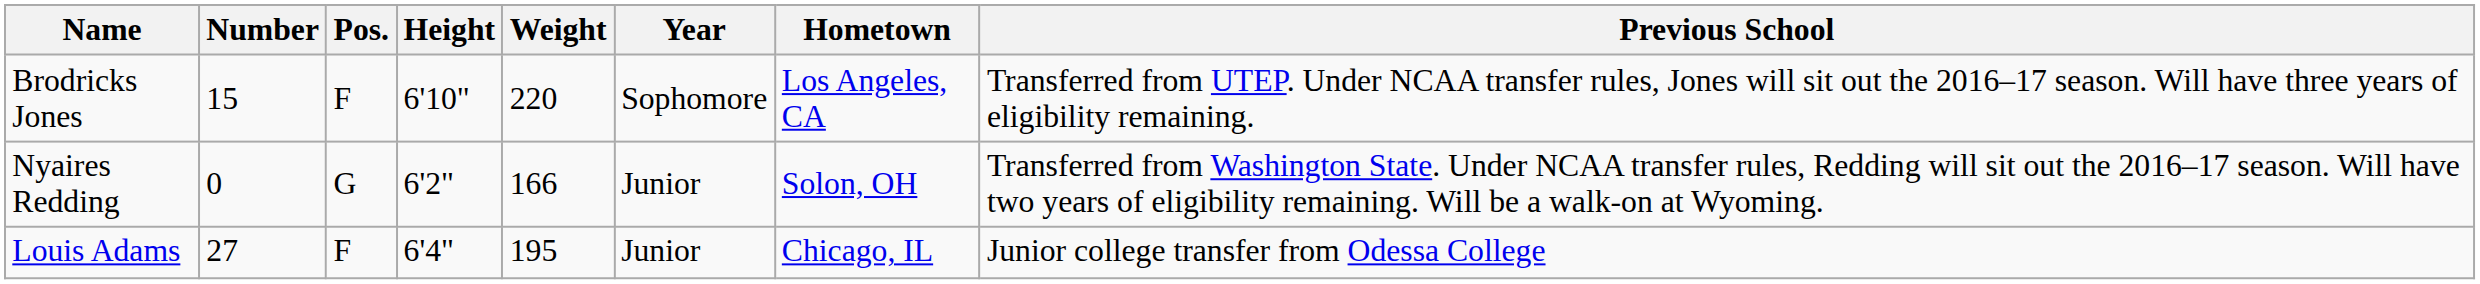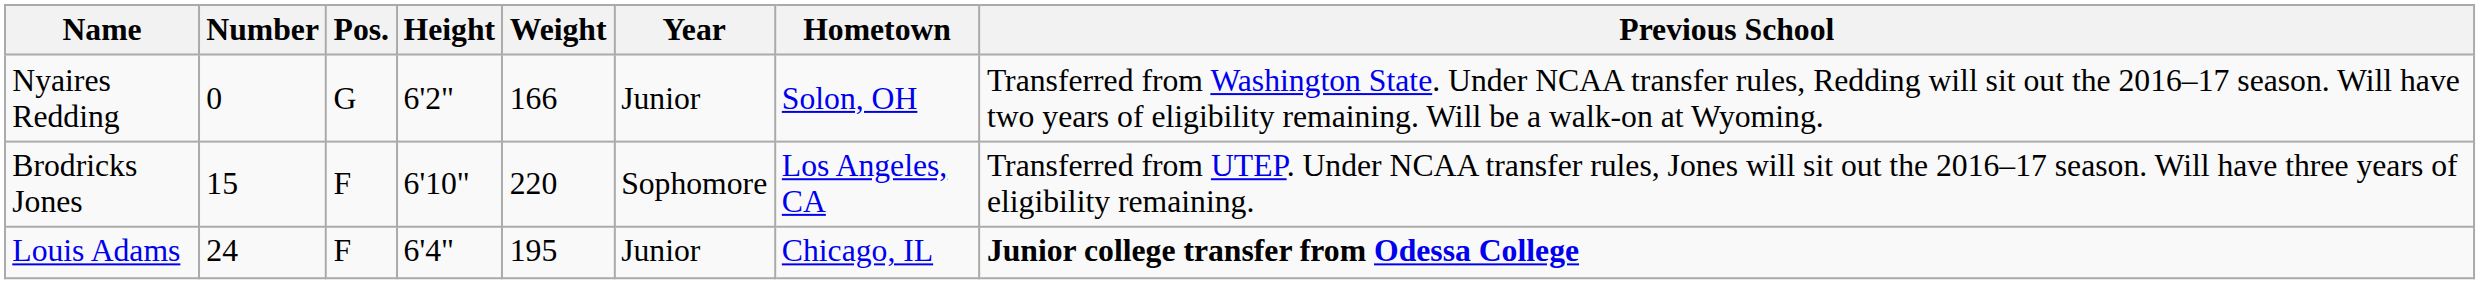rows swapped: (66, 183) <-> (75, 97)
(222, 251) 27 -> (222, 251) 24
(1266, 251) normal -> (1283, 251) bold
